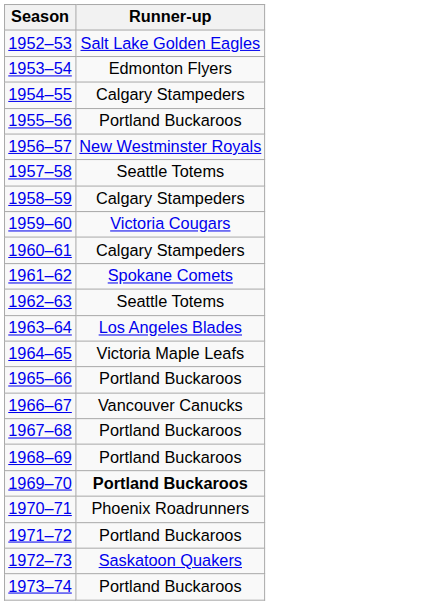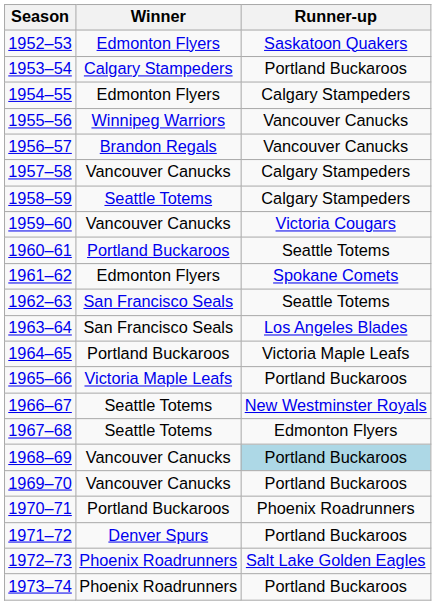+ column: (158, 17)
(170, 43) Salt Lake Golden Eagles -> (336, 43) Saskatoon Quakers
(170, 69) Edmonton Flyers -> (336, 69) Portland Buckaroos
(170, 120) Portland Buckaroos -> (336, 120) Vancouver Canucks
(170, 146) New Westminster Royals -> (336, 146) Vancouver Canucks
(170, 172) Seattle Totems -> (336, 172) Calgary Stampeders
(170, 250) Calgary Stampeders -> (336, 250) Seattle Totems
(170, 405) Vancouver Canucks -> (336, 405) New Westminster Royals
(170, 431) Portland Buckaroos -> (336, 431) Edmonton Flyers
(170, 457) no background -> (336, 457) lightblue background
(170, 483) bold -> (336, 483) normal
(170, 560) Saskatoon Quakers -> (336, 560) Salt Lake Golden Eagles
